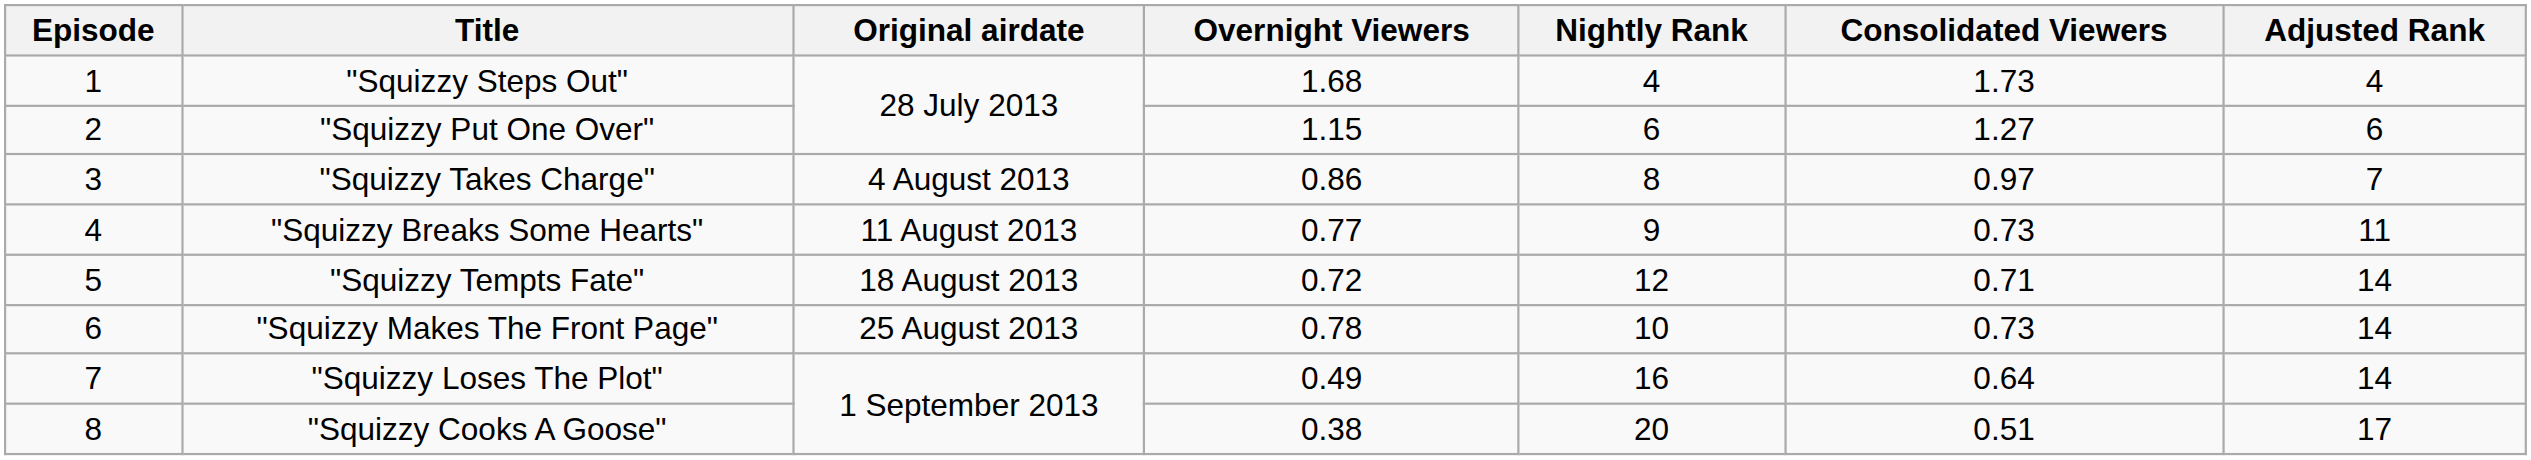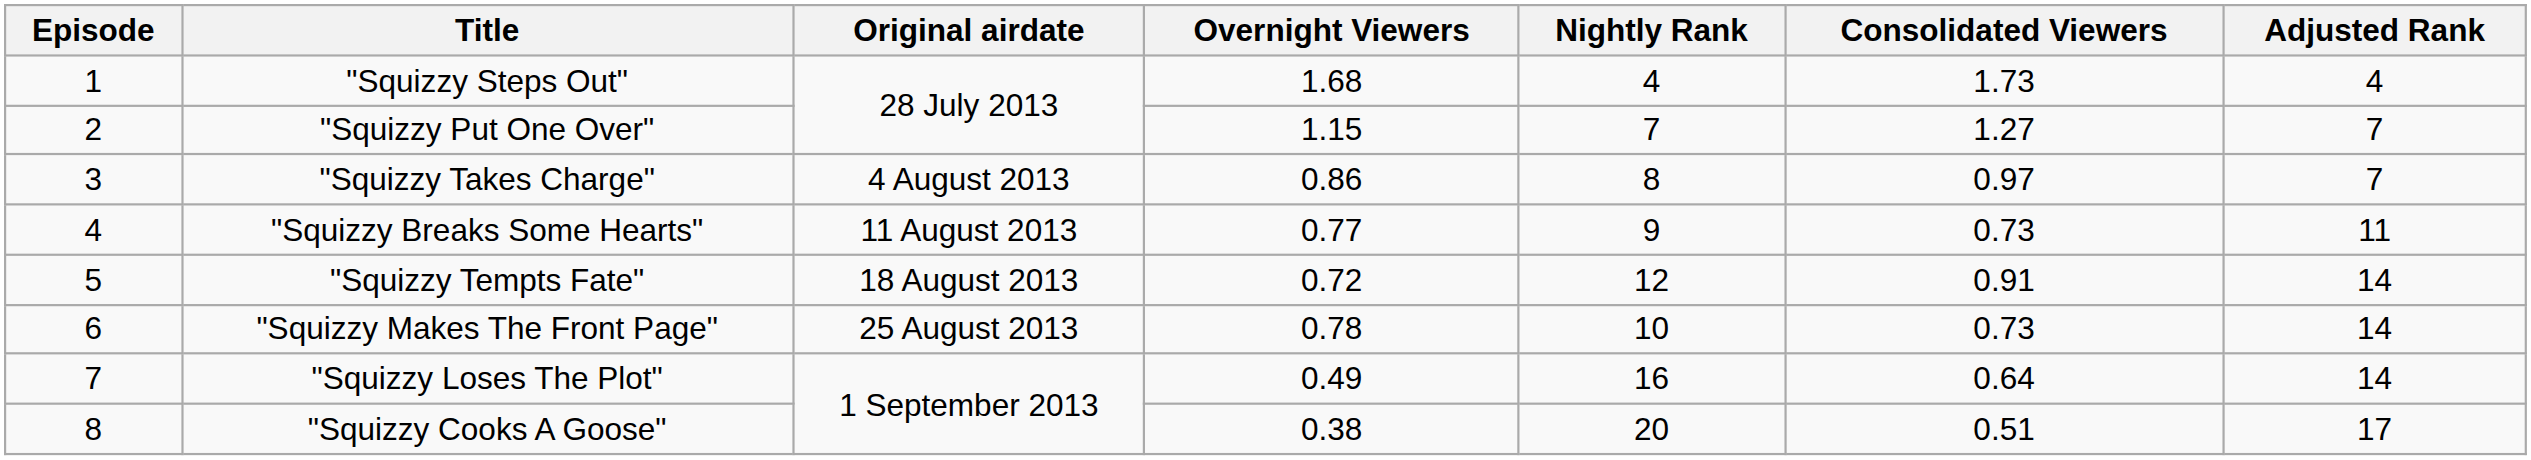(1652, 130) 6 -> (1652, 130) 7
(2375, 130) 6 -> (2375, 130) 7
(2004, 280) 0.71 -> (2004, 280) 0.91
